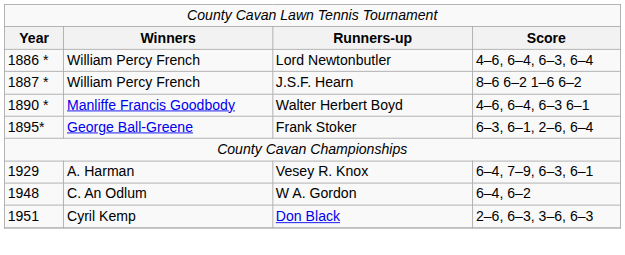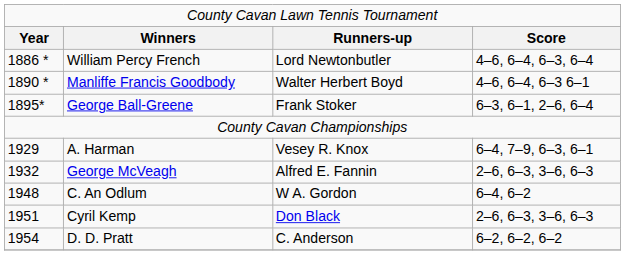- row: (315, 82)
+ row: (326, 171)
+ row: (315, 238)
